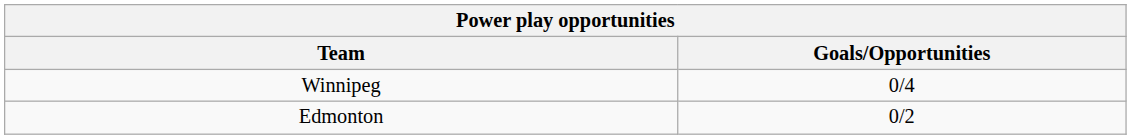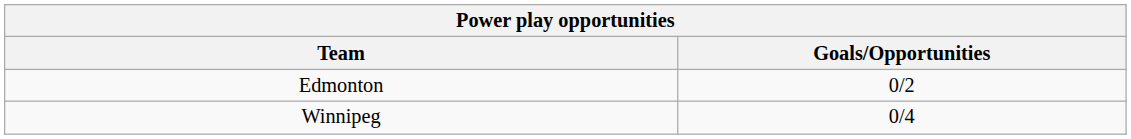rows swapped: (341, 117) <-> (341, 85)
